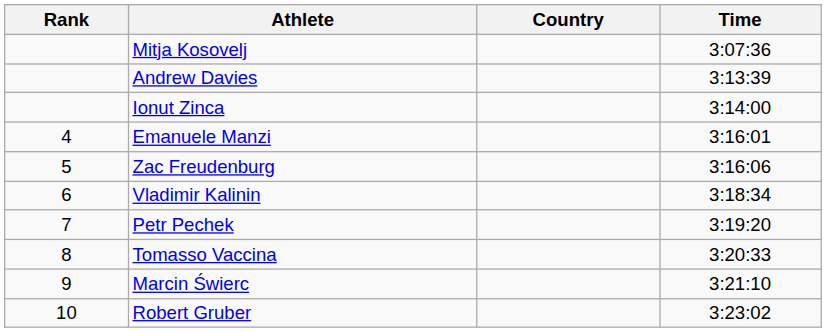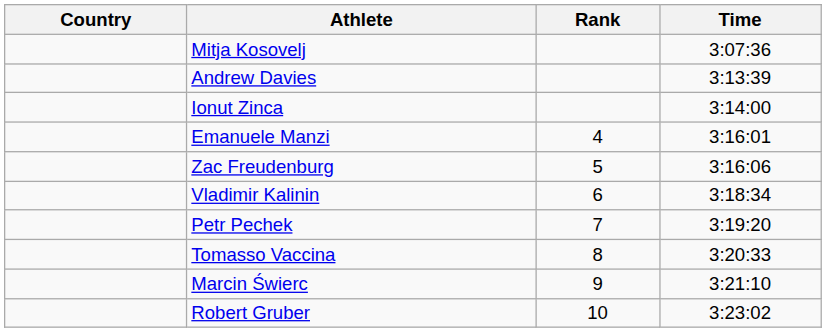columns swapped: (66, 20) <-> (568, 20)
